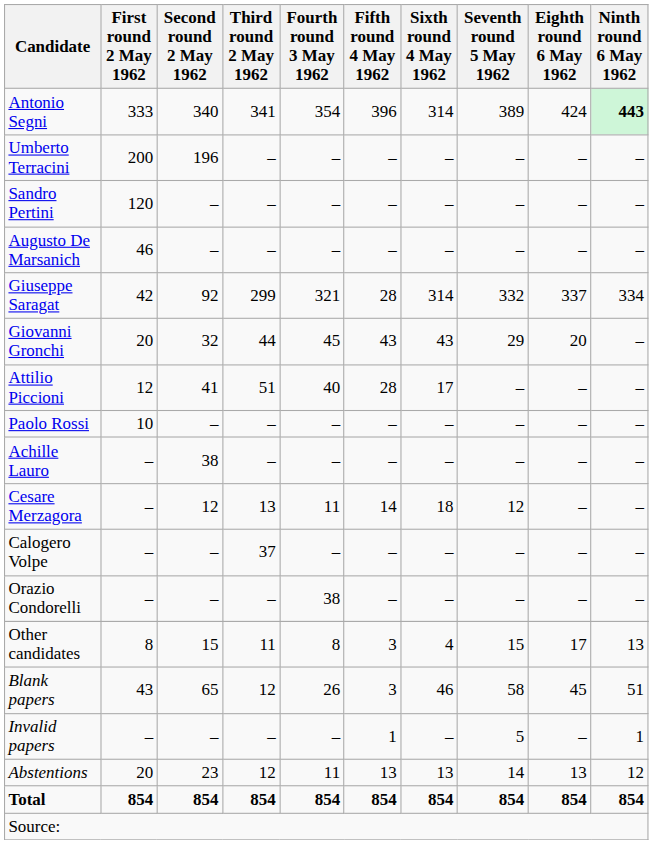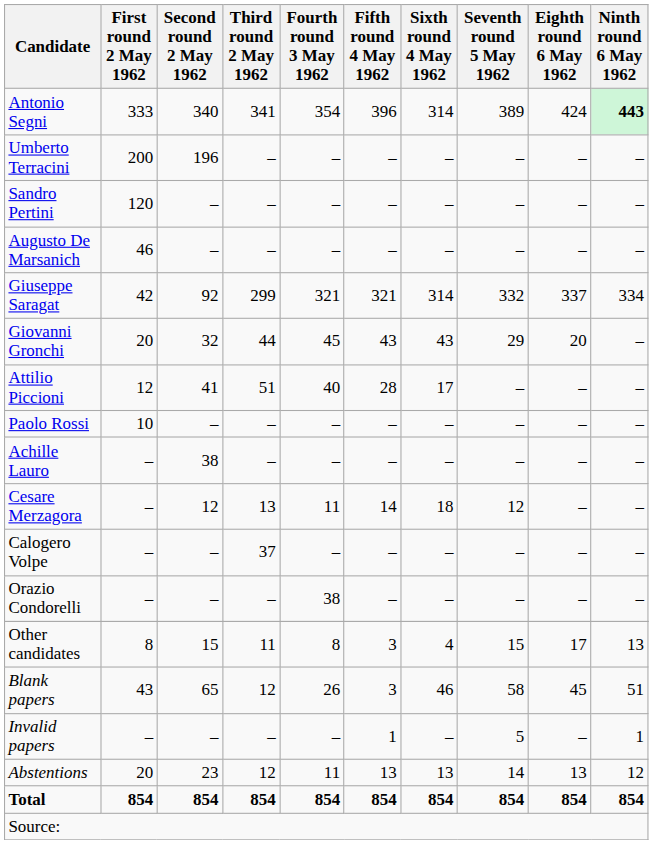(388, 295) 28 -> (384, 295) 321
